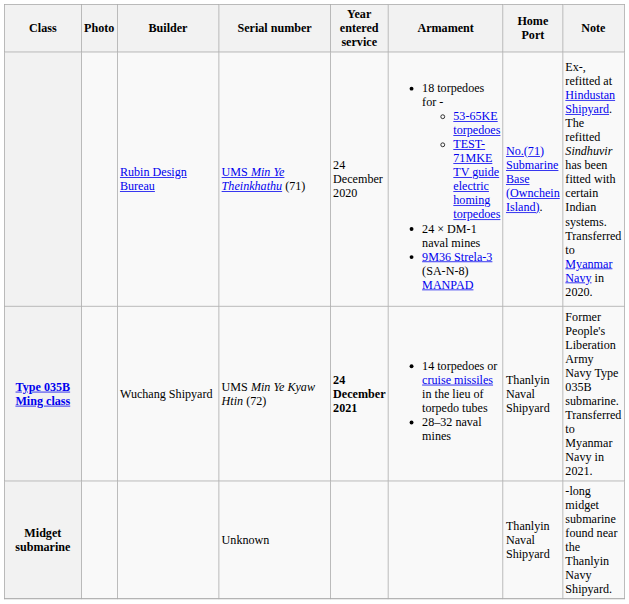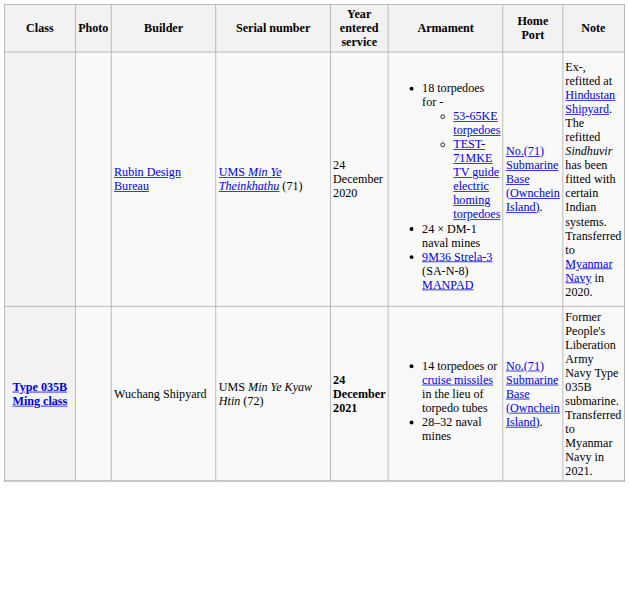(528, 393) Thanlyin Naval Shipyard -> (533, 393) No.(71) Submarine Base (Ownchein Island).
- row: (43, 539)
